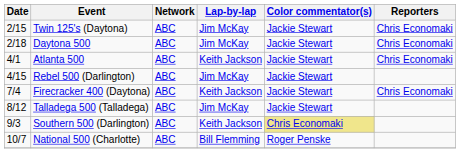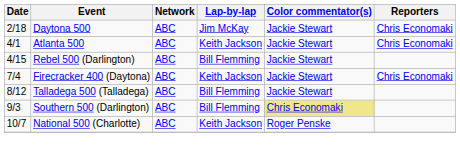- row: (80, 28)
(224, 76) Jim McKay -> (230, 60) Bill Flemming
(224, 108) Jim McKay -> (230, 92) Bill Flemming
(231, 124) Keith Jackson -> (230, 108) Bill Flemming
(230, 140) Bill Flemming -> (231, 124) Keith Jackson
